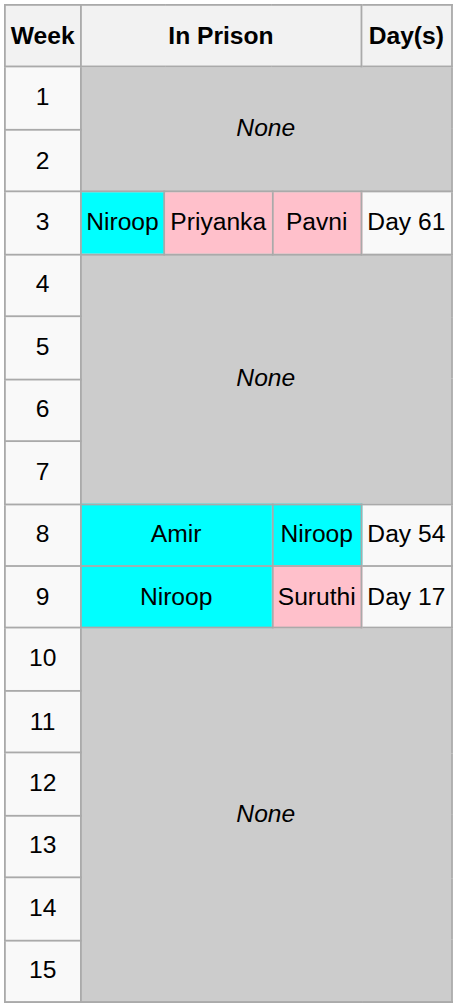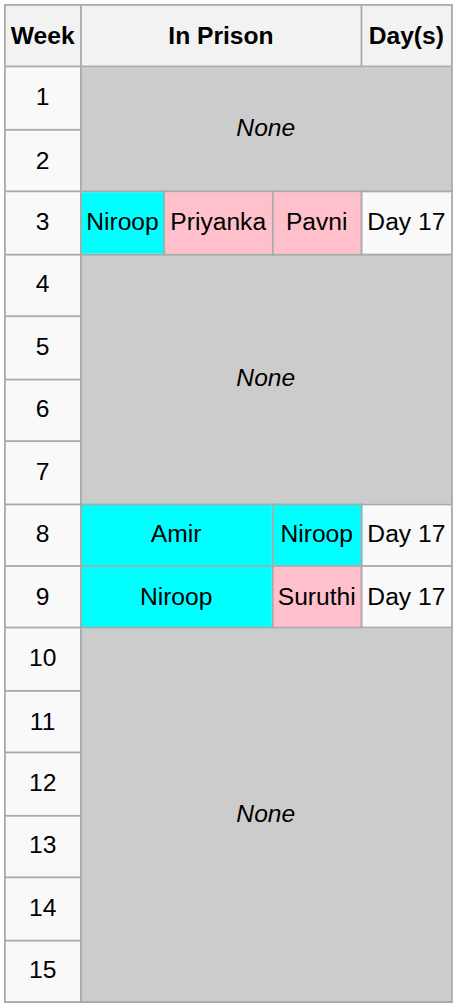(406, 222) Day 61 -> (406, 222) Day 17
(406, 533) Day 54 -> (406, 533) Day 17
